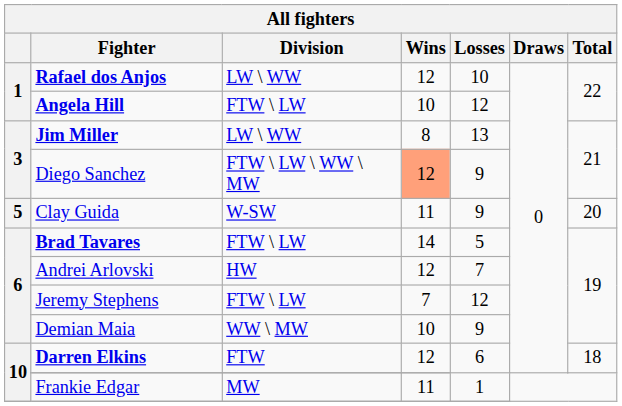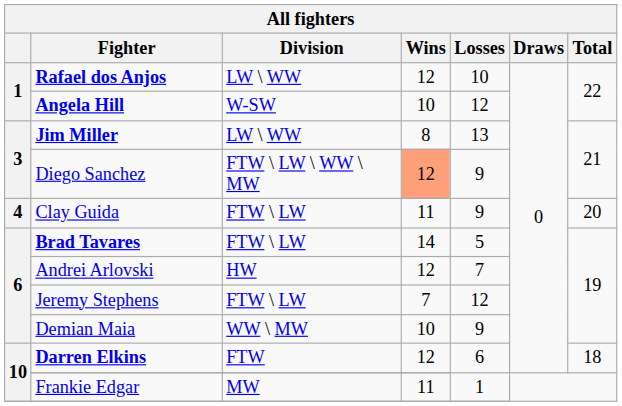(266, 105) FTW \ LW -> (251, 105) W-SW
(18, 213) 5 -> (18, 213) 4
(251, 213) W-SW -> (266, 213) FTW \ LW
